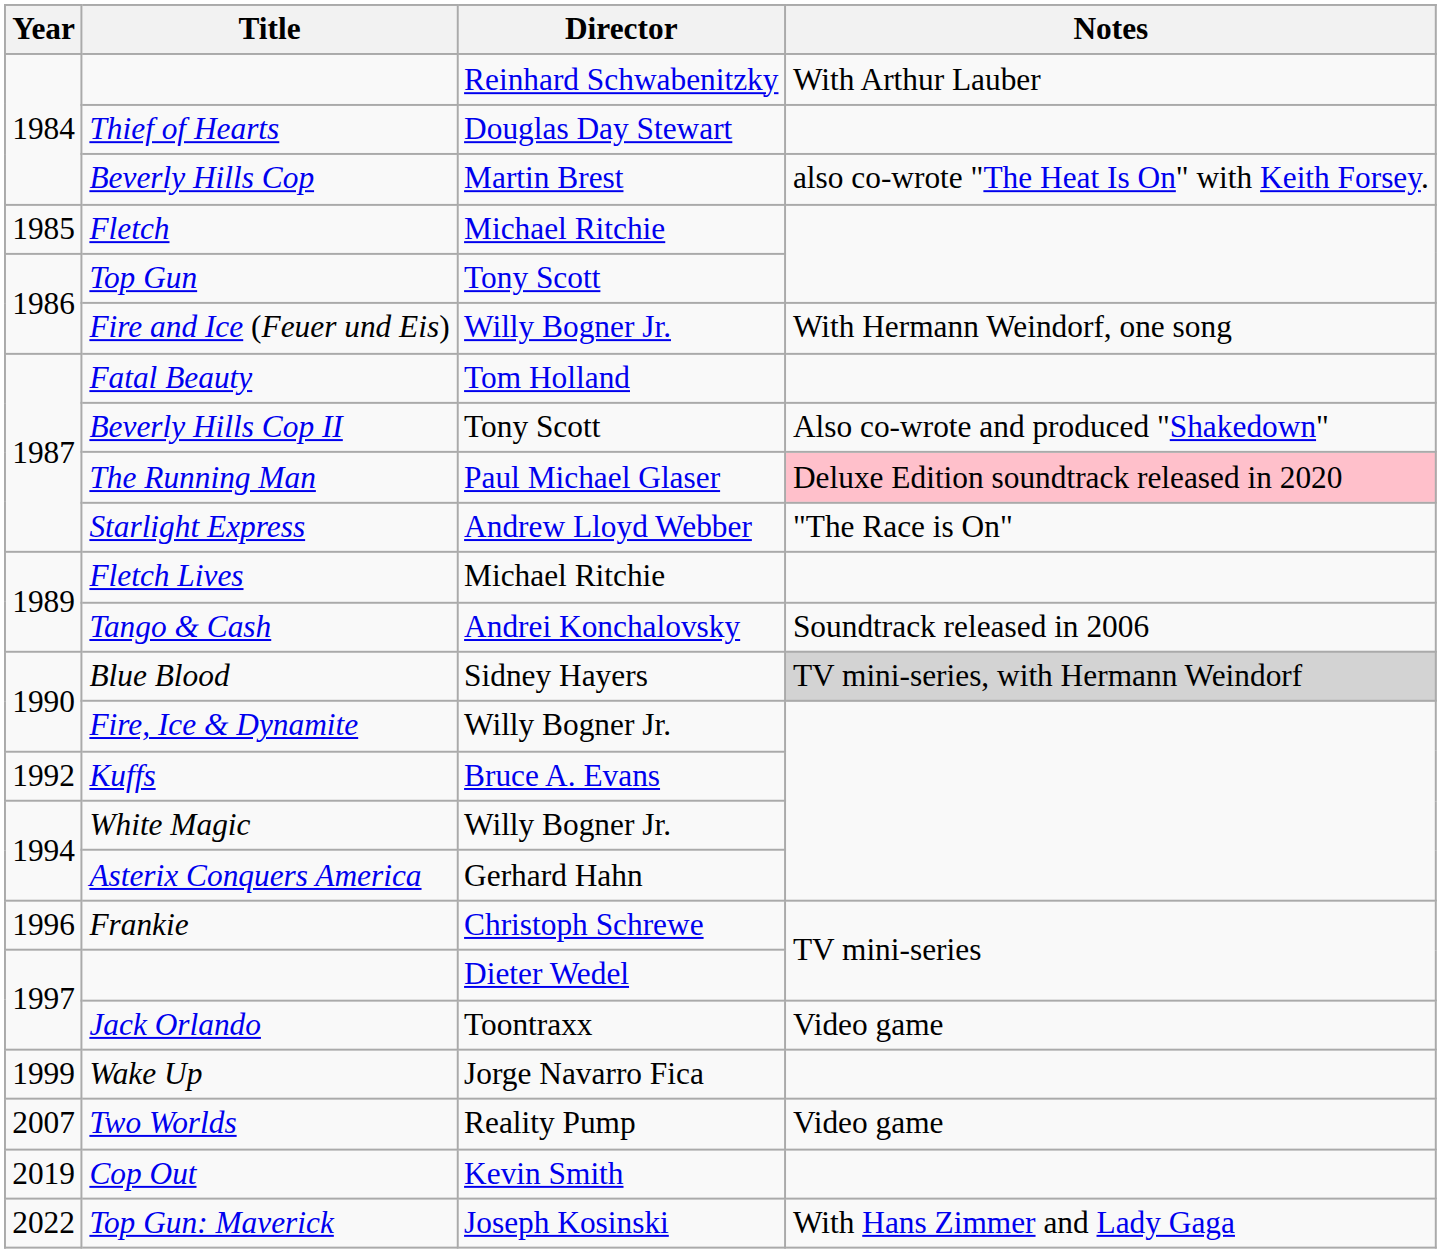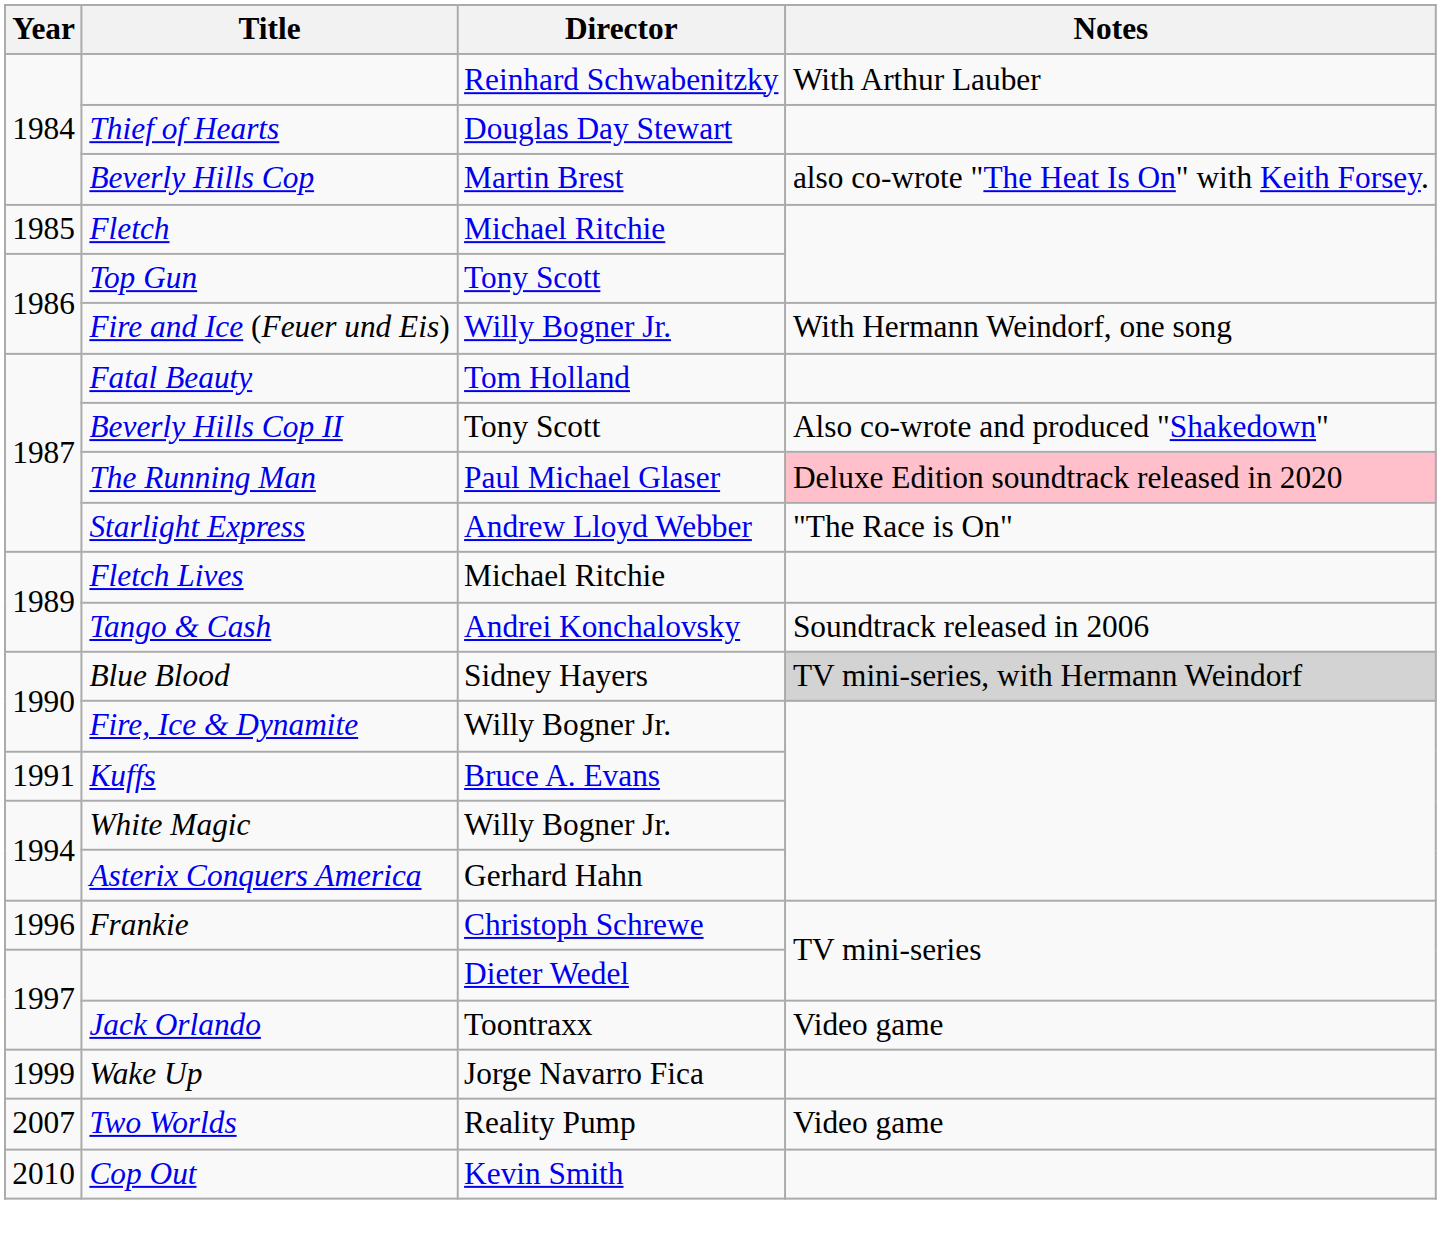(44, 775) 1992 -> (44, 775) 1991
(44, 1173) 2019 -> (44, 1173) 2010
- row: (212, 1223)
